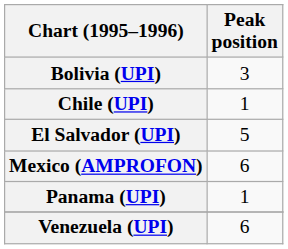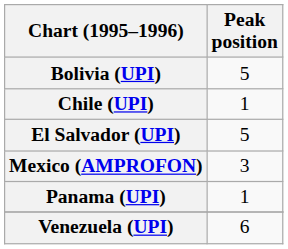(245, 72) 3 -> (245, 72) 5
(245, 165) 6 -> (245, 165) 3
